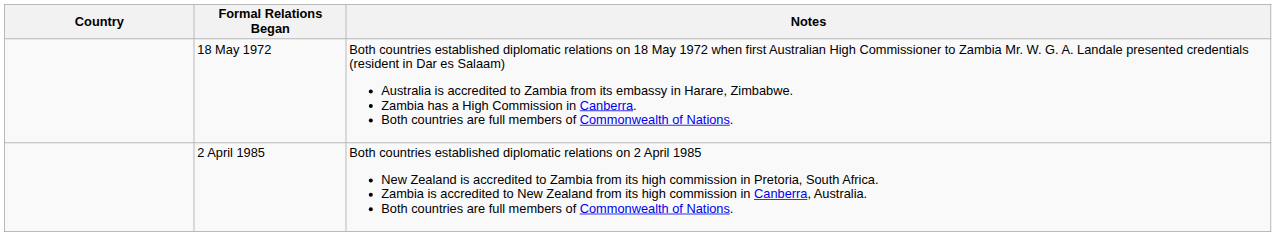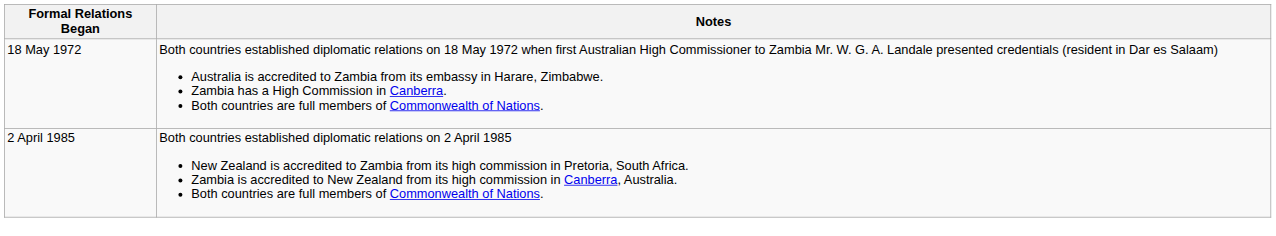- column: (99, 21)
